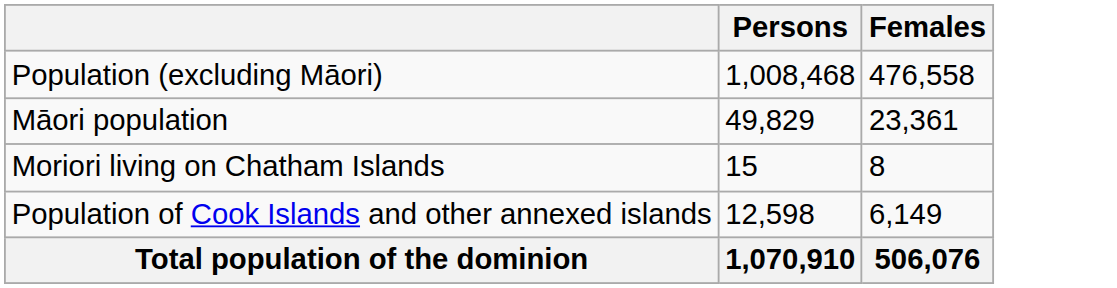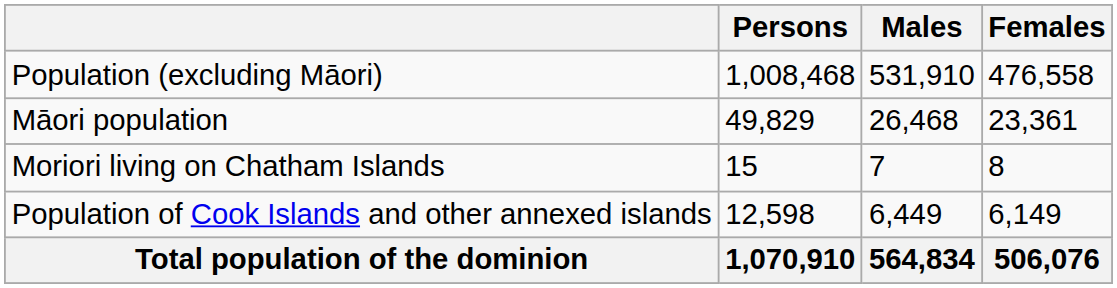+ column: (922, 27)
